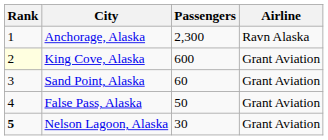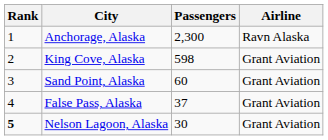(11, 59) lightyellow background -> (11, 59) no background
(184, 59) 600 -> (184, 59) 598
(181, 102) 50 -> (181, 102) 37
